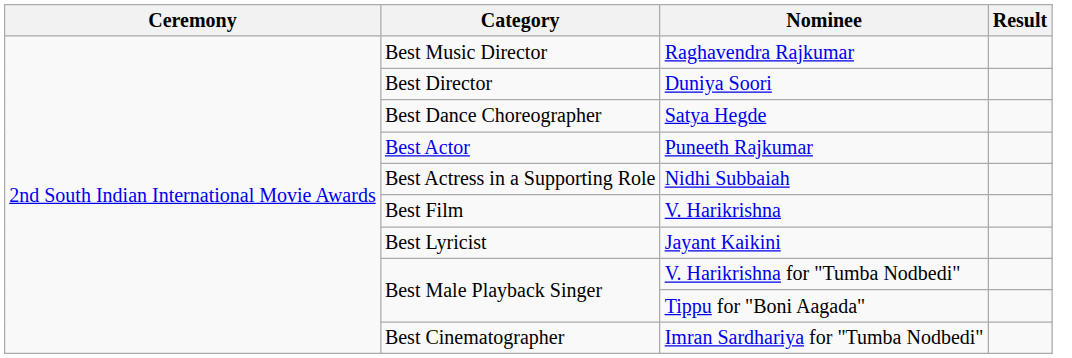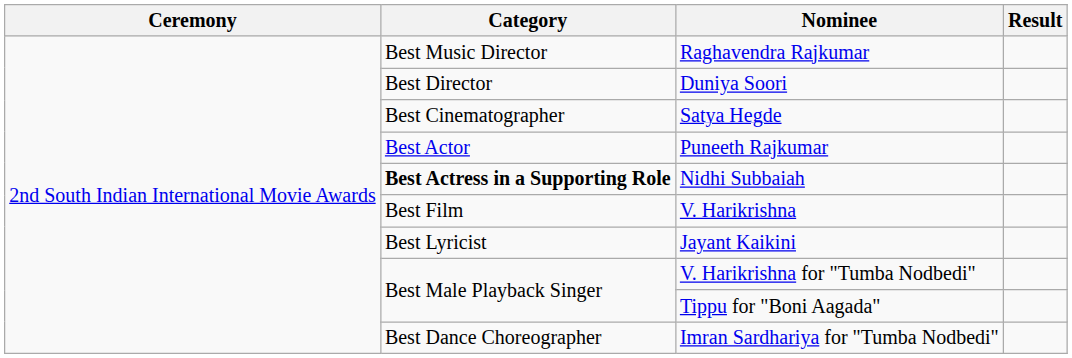(493, 115) Best Dance Choreographer -> (475, 115) Best Cinematographer
(520, 178) normal -> (528, 178) bold
(475, 337) Best Cinematographer -> (493, 337) Best Dance Choreographer
